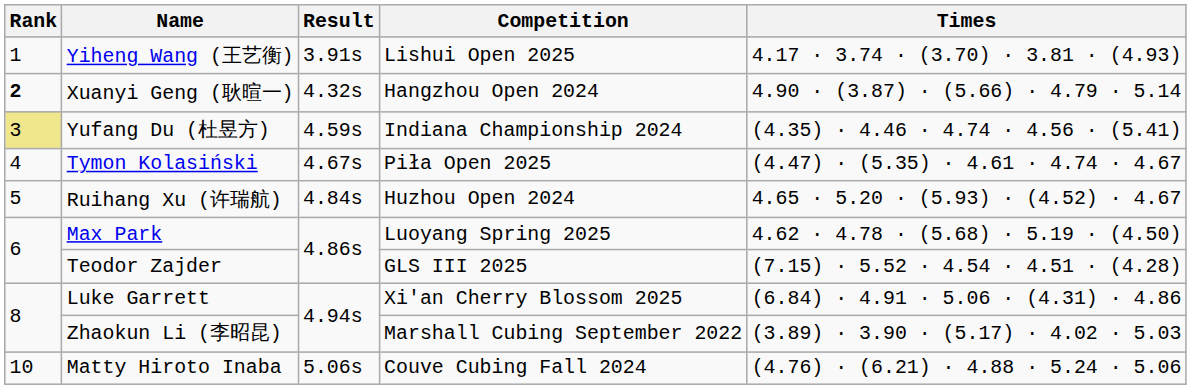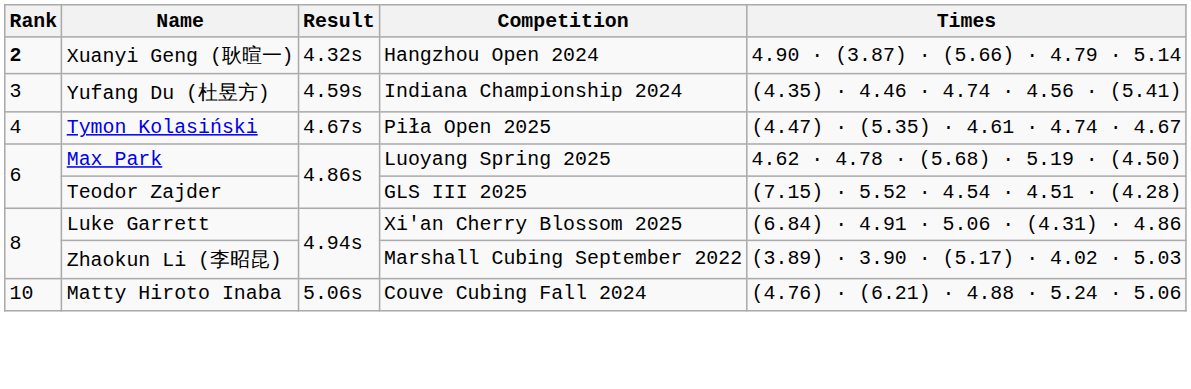- row: (180, 56)
(15, 130) khaki background -> (15, 93) no background
- row: (174, 200)
